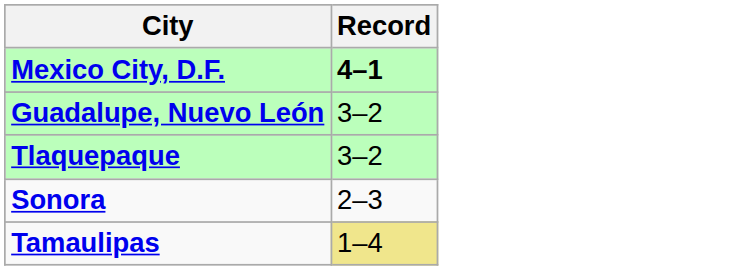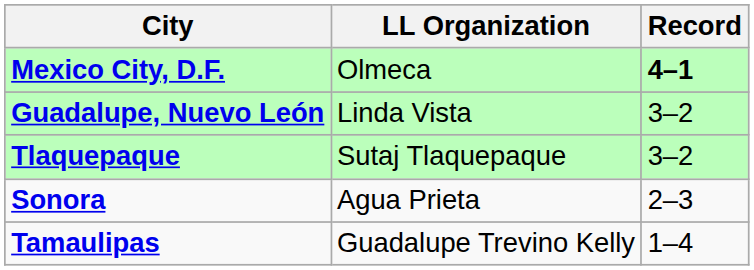+ column: (486, 26)
(360, 243) khaki background -> (670, 243) no background
